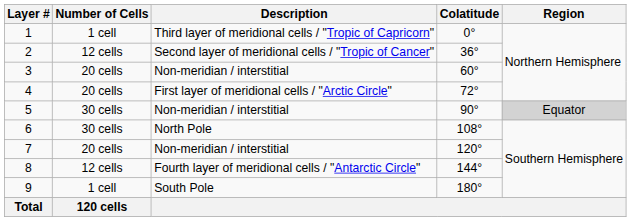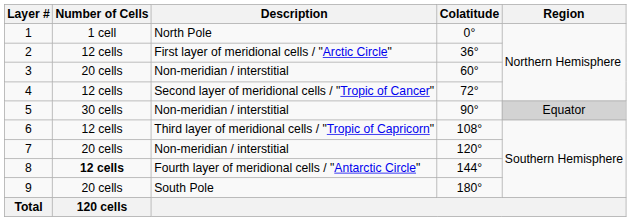(294, 33) Third layer of meridional cells / "Tropic of Capricorn" -> (183, 33) North Pole
(294, 52) Second layer of meridional cells / "Tropic of Cancer" -> (273, 52) First layer of meridional cells / "Arctic Circle"
(102, 91) 20 cells -> (102, 91) 12 cells
(273, 91) First layer of meridional cells / "Arctic Circle" -> (294, 91) Second layer of meridional cells / "Tropic of Cancer"
(102, 129) 30 cells -> (102, 129) 12 cells
(183, 129) North Pole -> (294, 129) Third layer of meridional cells / "Tropic of Capricorn"
(102, 168) normal -> (102, 168) bold
(102, 187) 1 cell -> (102, 187) 20 cells
